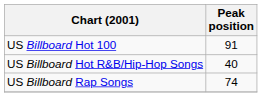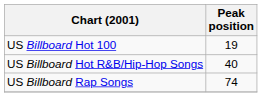(231, 45) 91 -> (231, 45) 19
